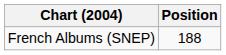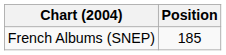(190, 38) 188 -> (190, 38) 185
